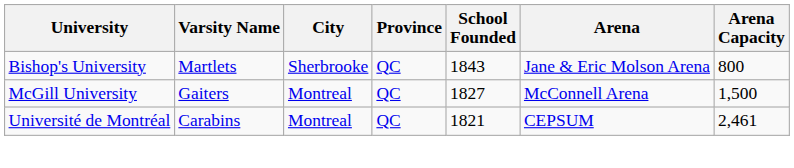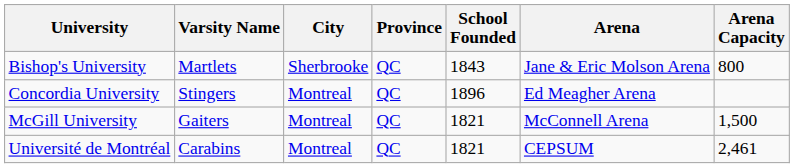+ row: (84, 93)
(467, 93) 1827 -> (467, 120) 1821
